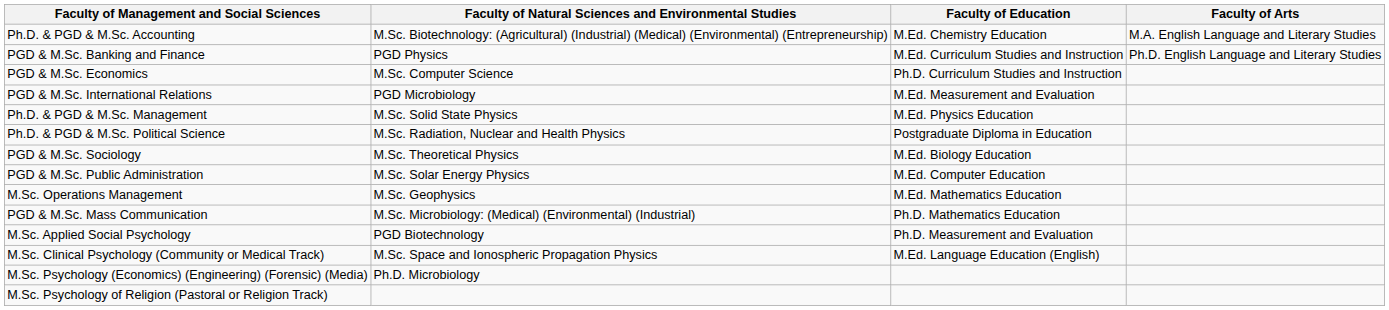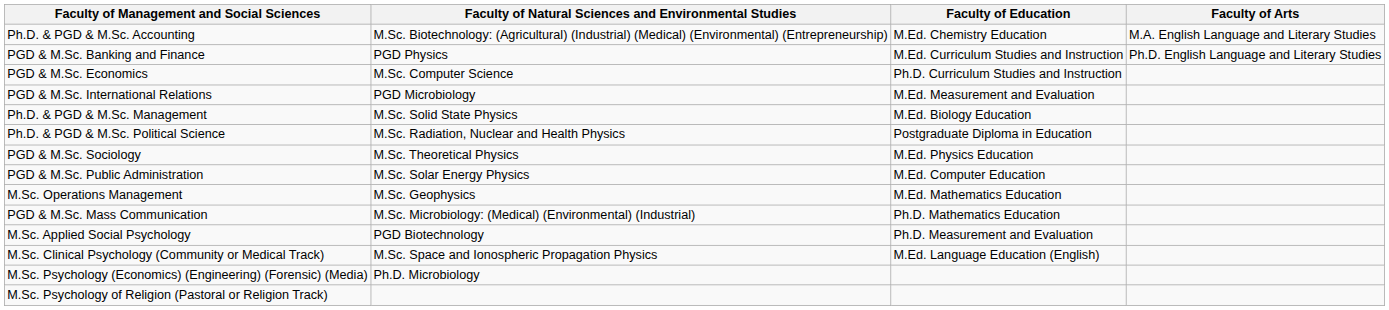(963, 114) M.Ed. Physics Education -> (962, 114) M.Ed. Biology Education
(962, 154) M.Ed. Biology Education -> (963, 154) M.Ed. Physics Education
